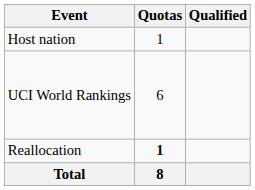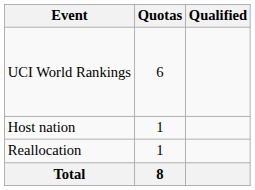rows swapped: (42, 39) <-> (69, 94)
(160, 150) bold -> (160, 150) normal
